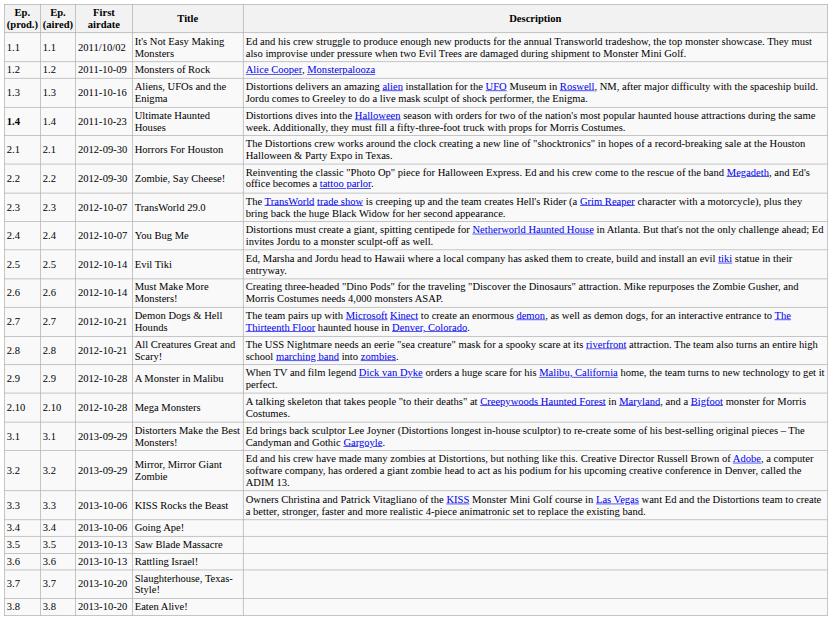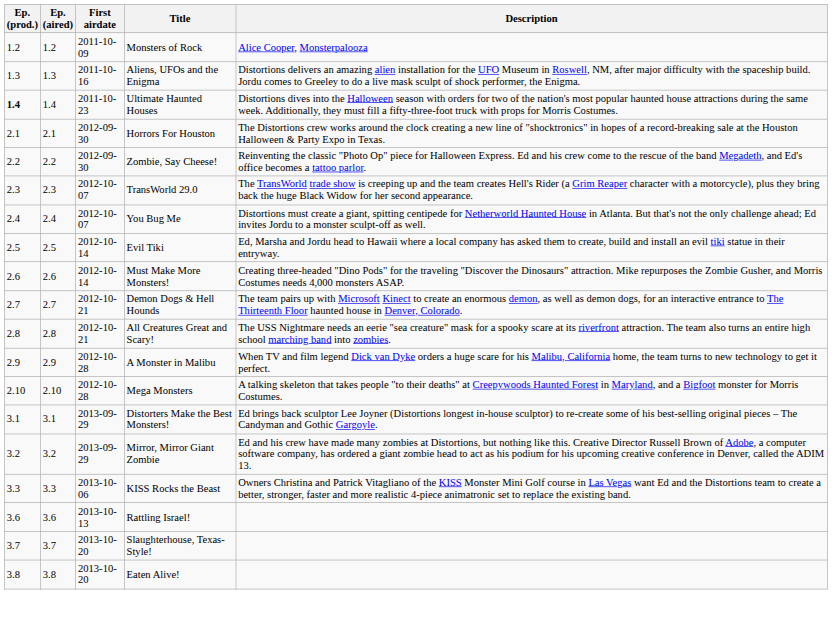- row: (179, 47)
- row: (159, 528)
- row: (179, 544)
